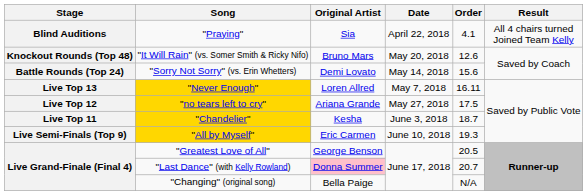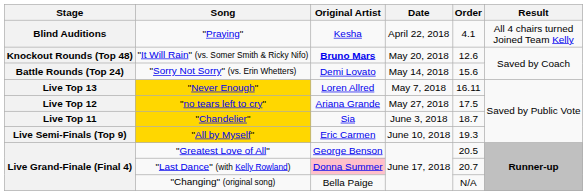(348, 34) Sia -> (348, 34) Kesha
(348, 55) normal -> (348, 55) bold
(348, 119) Kesha -> (348, 119) Sia
